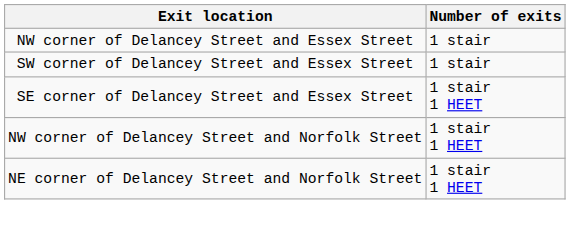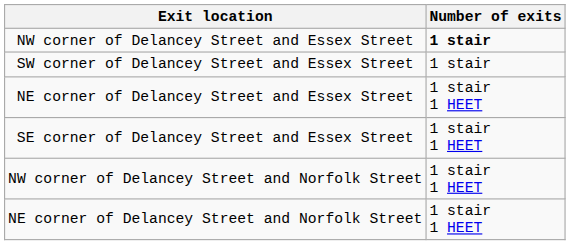(460, 40) normal -> (460, 40) bold
+ row: (215, 97)
